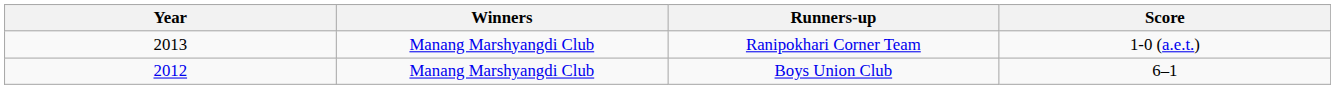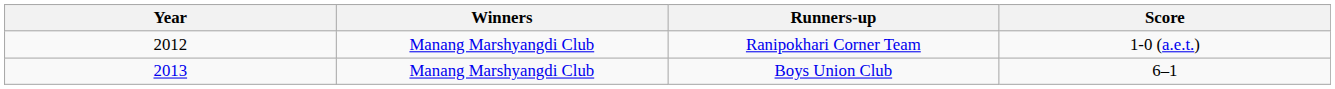(170, 44) 2013 -> (170, 44) 2012
(170, 71) 2012 -> (170, 71) 2013
